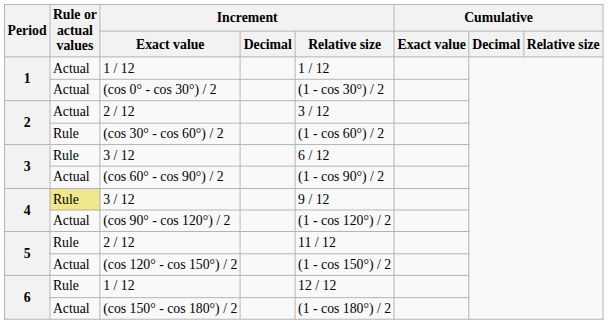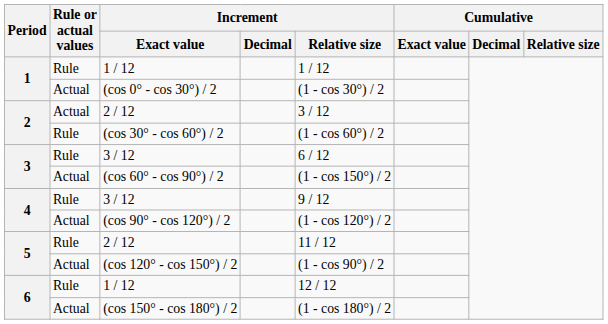(71, 68) Actual -> (66, 68) Rule
(341, 177) (1 - cos 90°) / 2 -> (345, 177) (1 - cos 150°) / 2
(66, 199) khaki background -> (66, 199) no background
(345, 264) (1 - cos 150°) / 2 -> (341, 264) (1 - cos 90°) / 2
